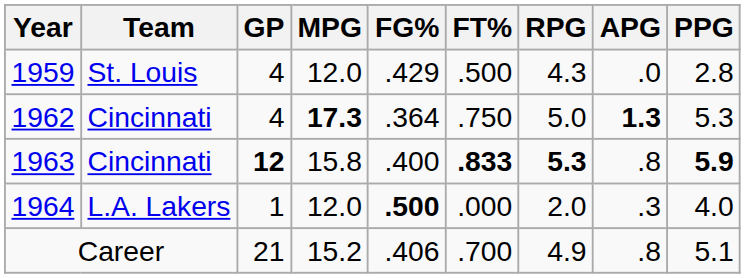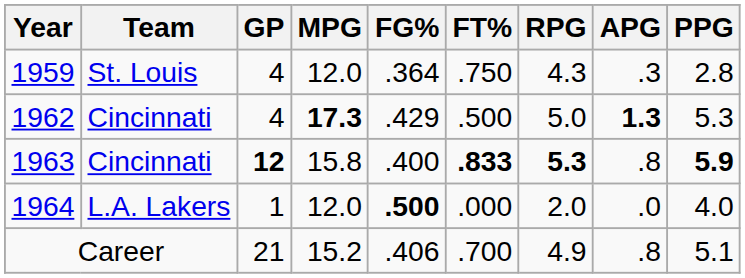(412, 72) .429 -> (412, 72) .364
(485, 72) .500 -> (485, 72) .750
(649, 72) .0 -> (649, 72) .3
(412, 117) .364 -> (412, 117) .429
(485, 117) .750 -> (485, 117) .500
(649, 207) .3 -> (649, 207) .0
